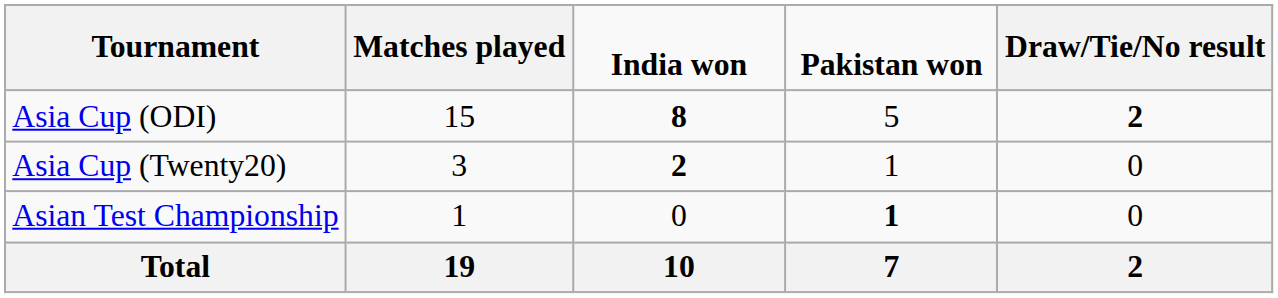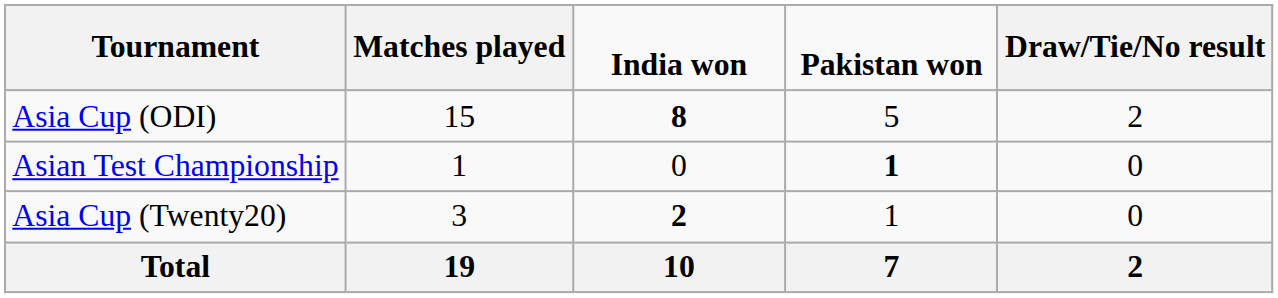(1135, 115) bold -> (1135, 115) normal
rows swapped: (149, 165) <-> (175, 215)
